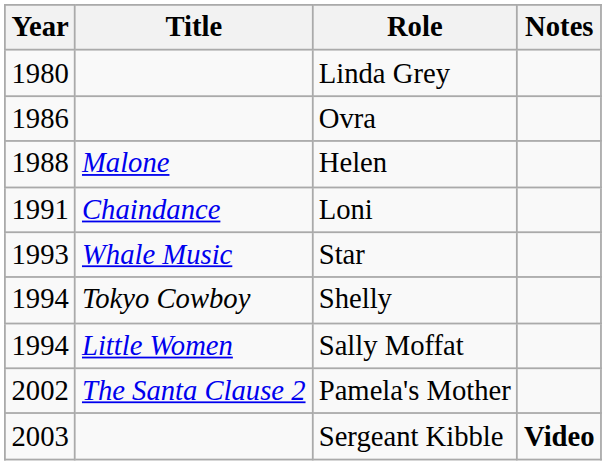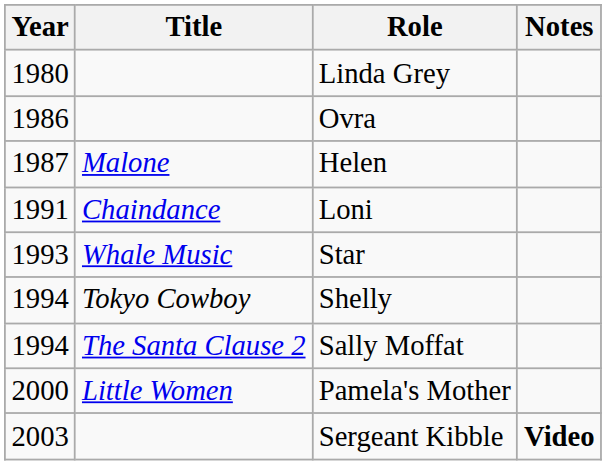(40, 163) 1988 -> (40, 163) 1987
(157, 345) Little Women -> (194, 345) The Santa Clause 2
(40, 390) 2002 -> (40, 390) 2000
(194, 390) The Santa Clause 2 -> (157, 390) Little Women
